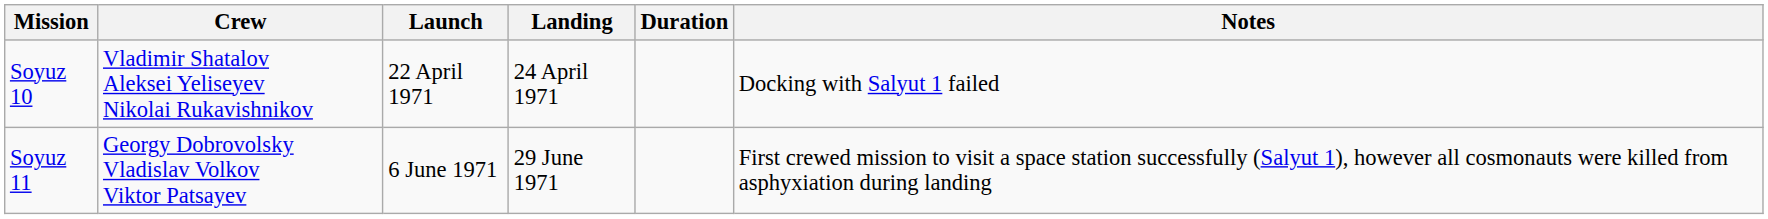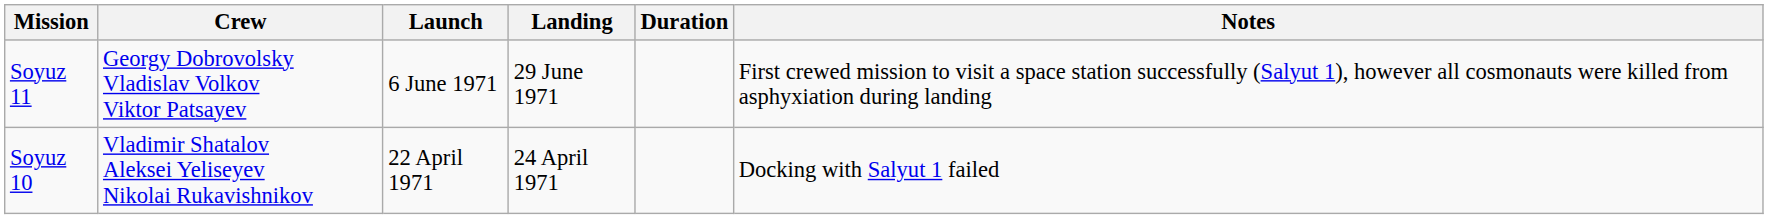rows swapped: (38, 83) <-> (38, 170)
